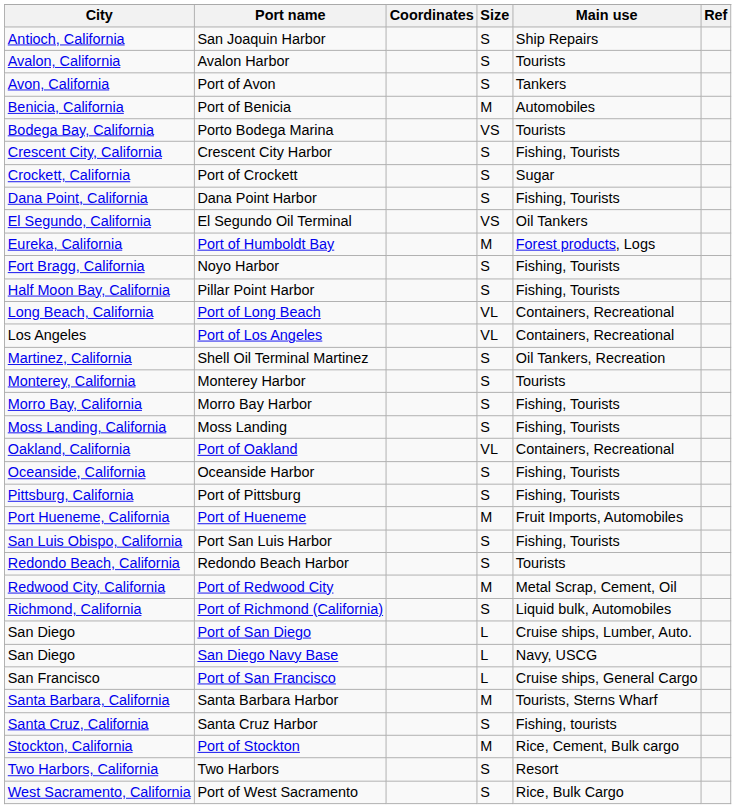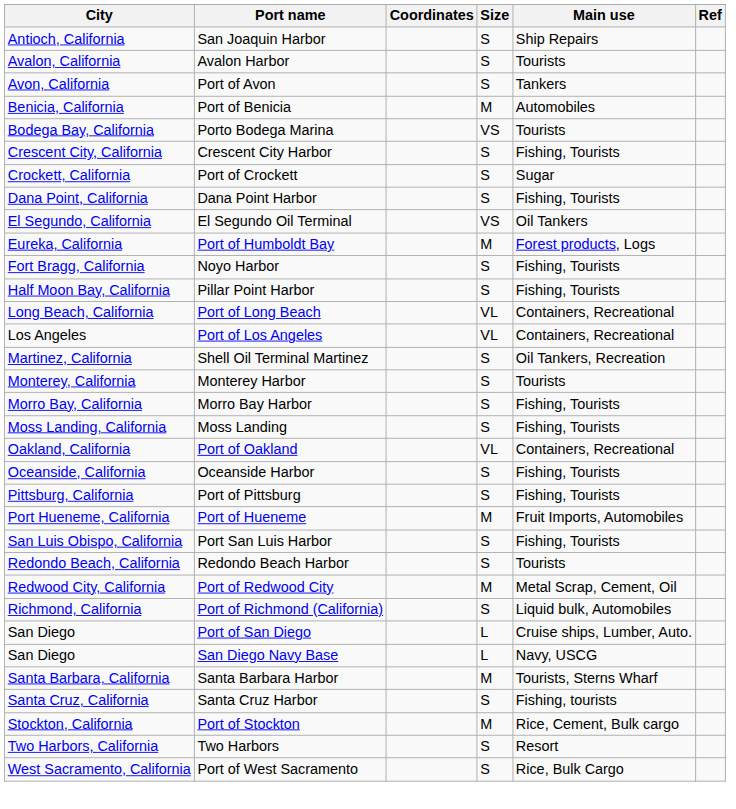- row: (267, 678)
